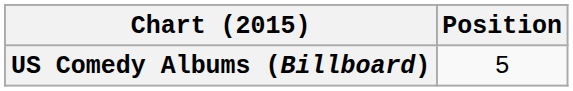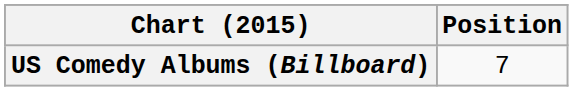(502, 66) 5 -> (502, 66) 7
